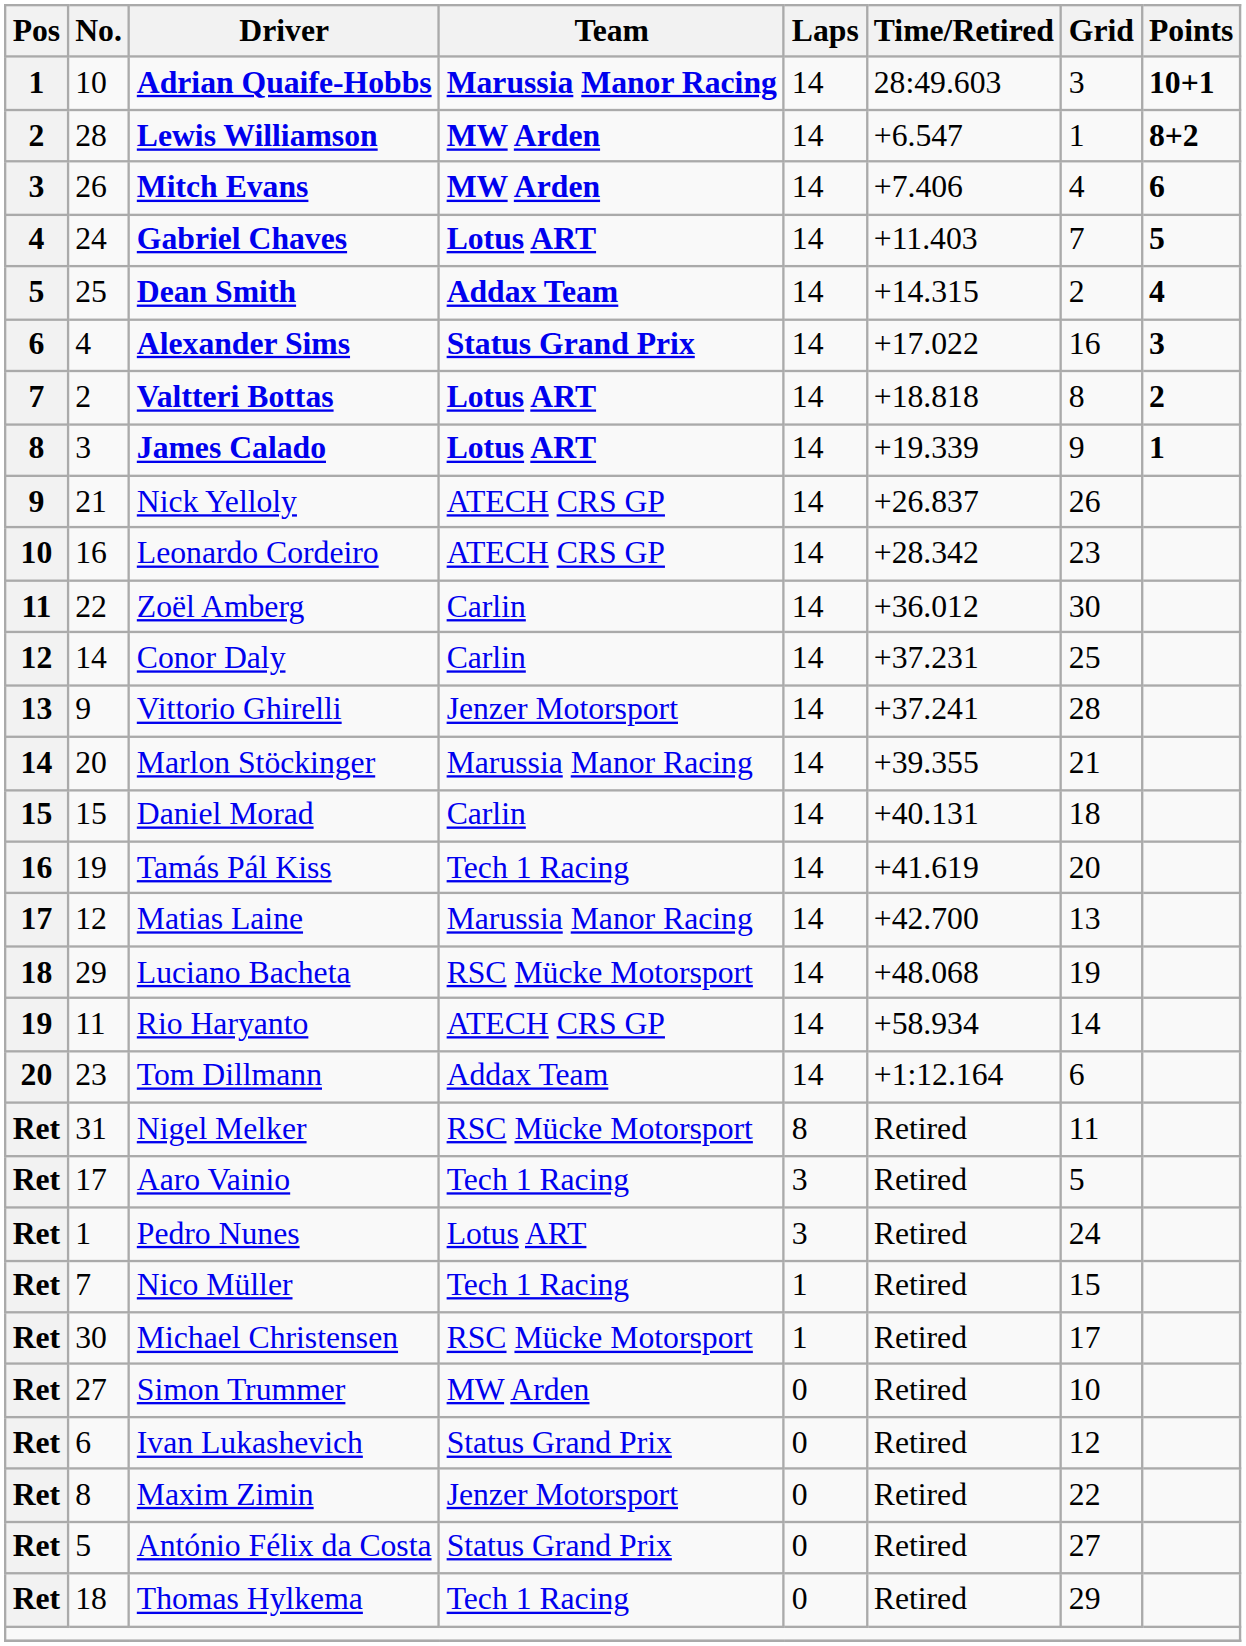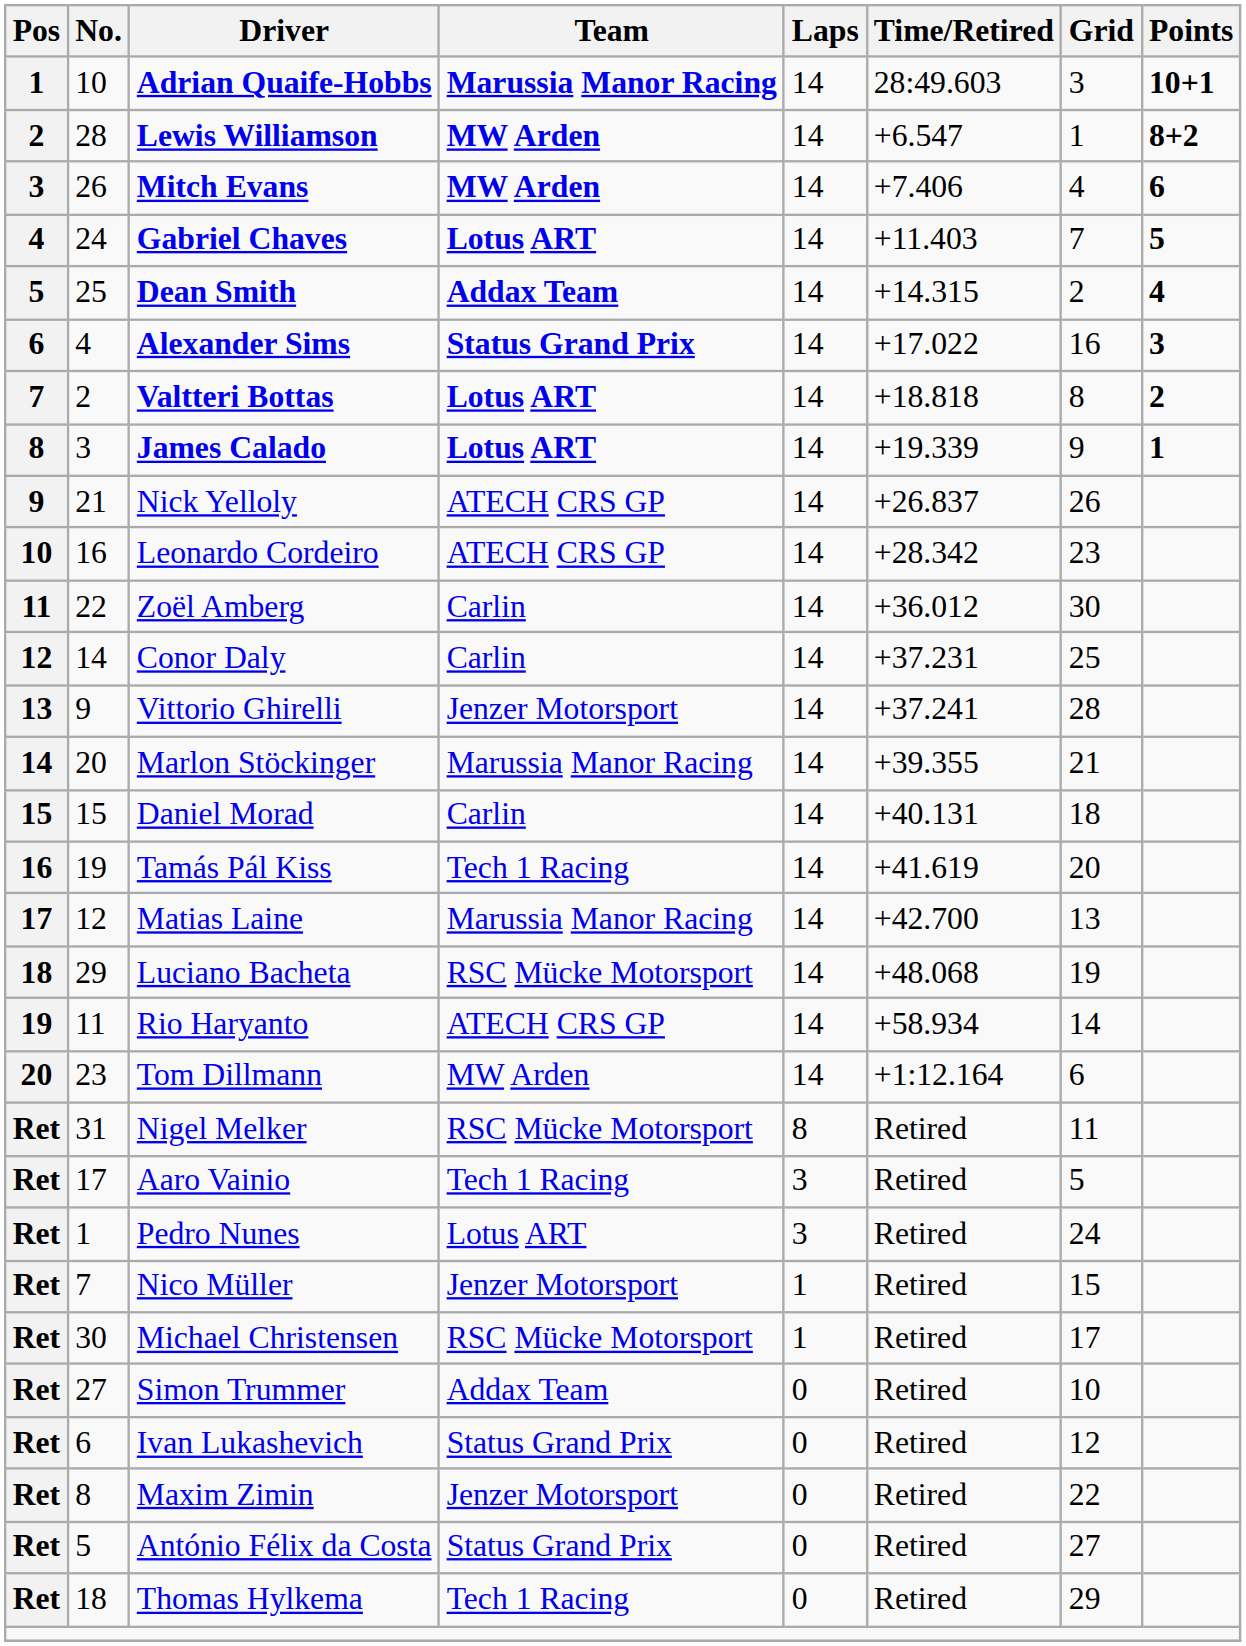(527, 1075) Addax Team -> (518, 1075) MW Arden
(538, 1284) Tech 1 Racing -> (562, 1284) Jenzer Motorsport
(518, 1389) MW Arden -> (527, 1389) Addax Team
